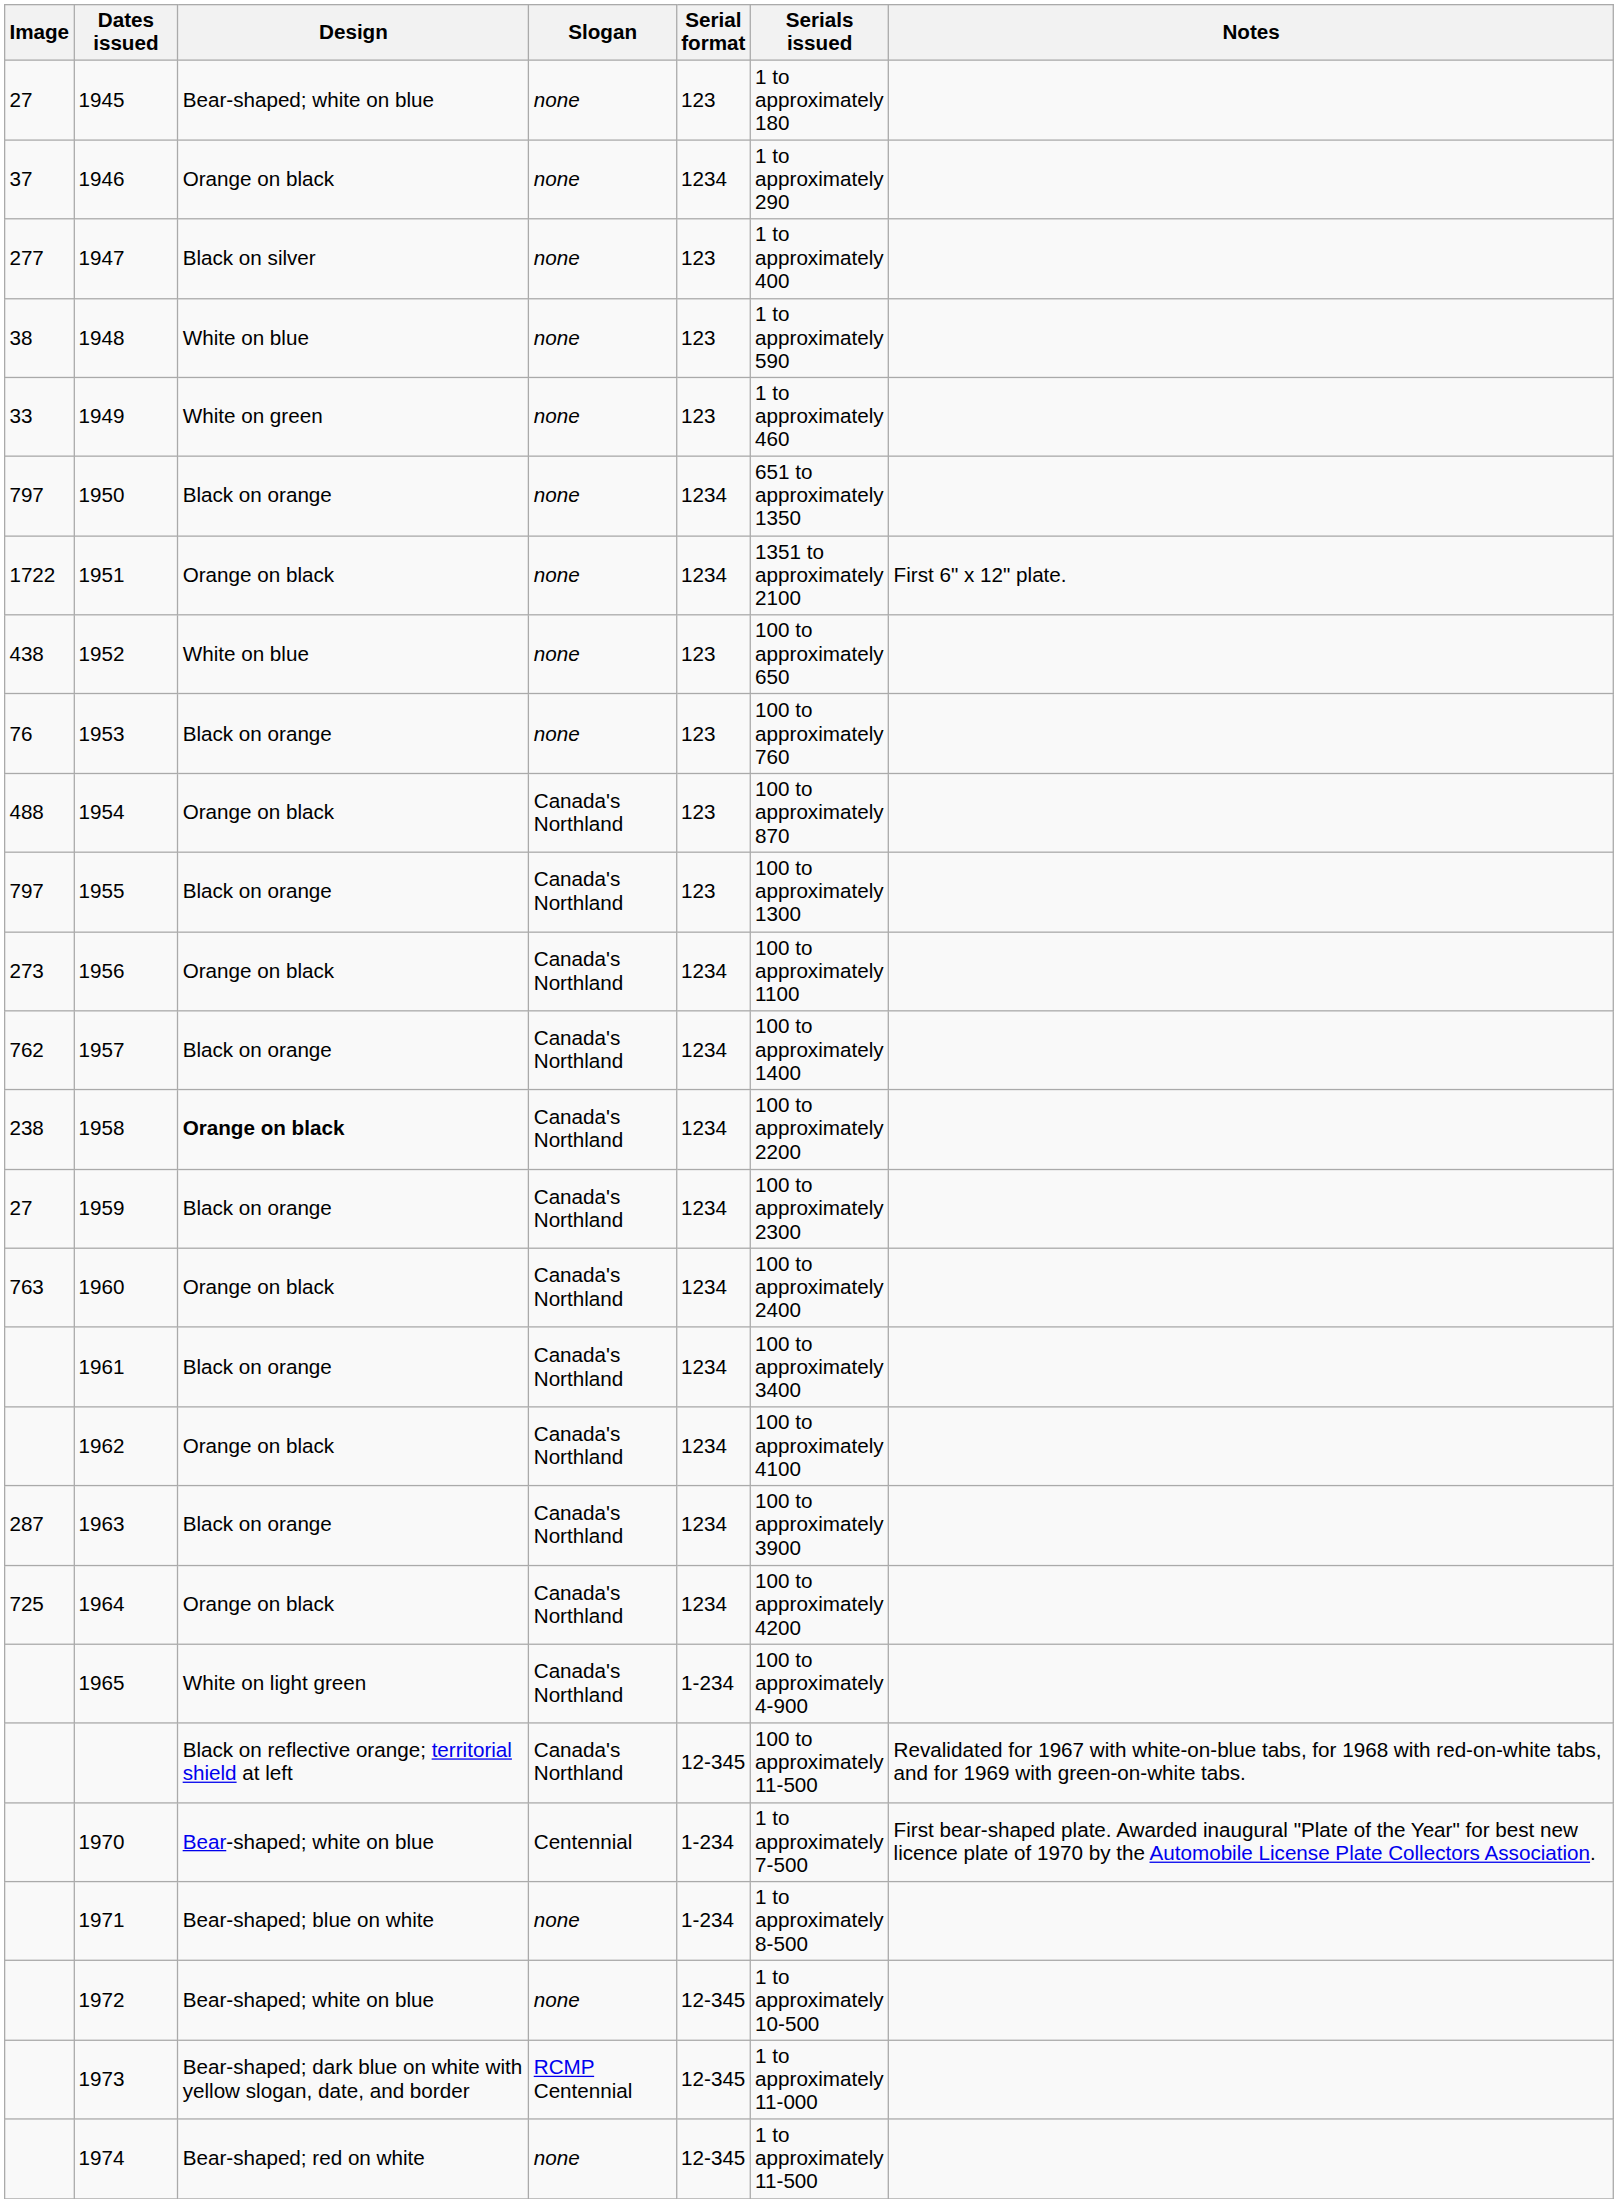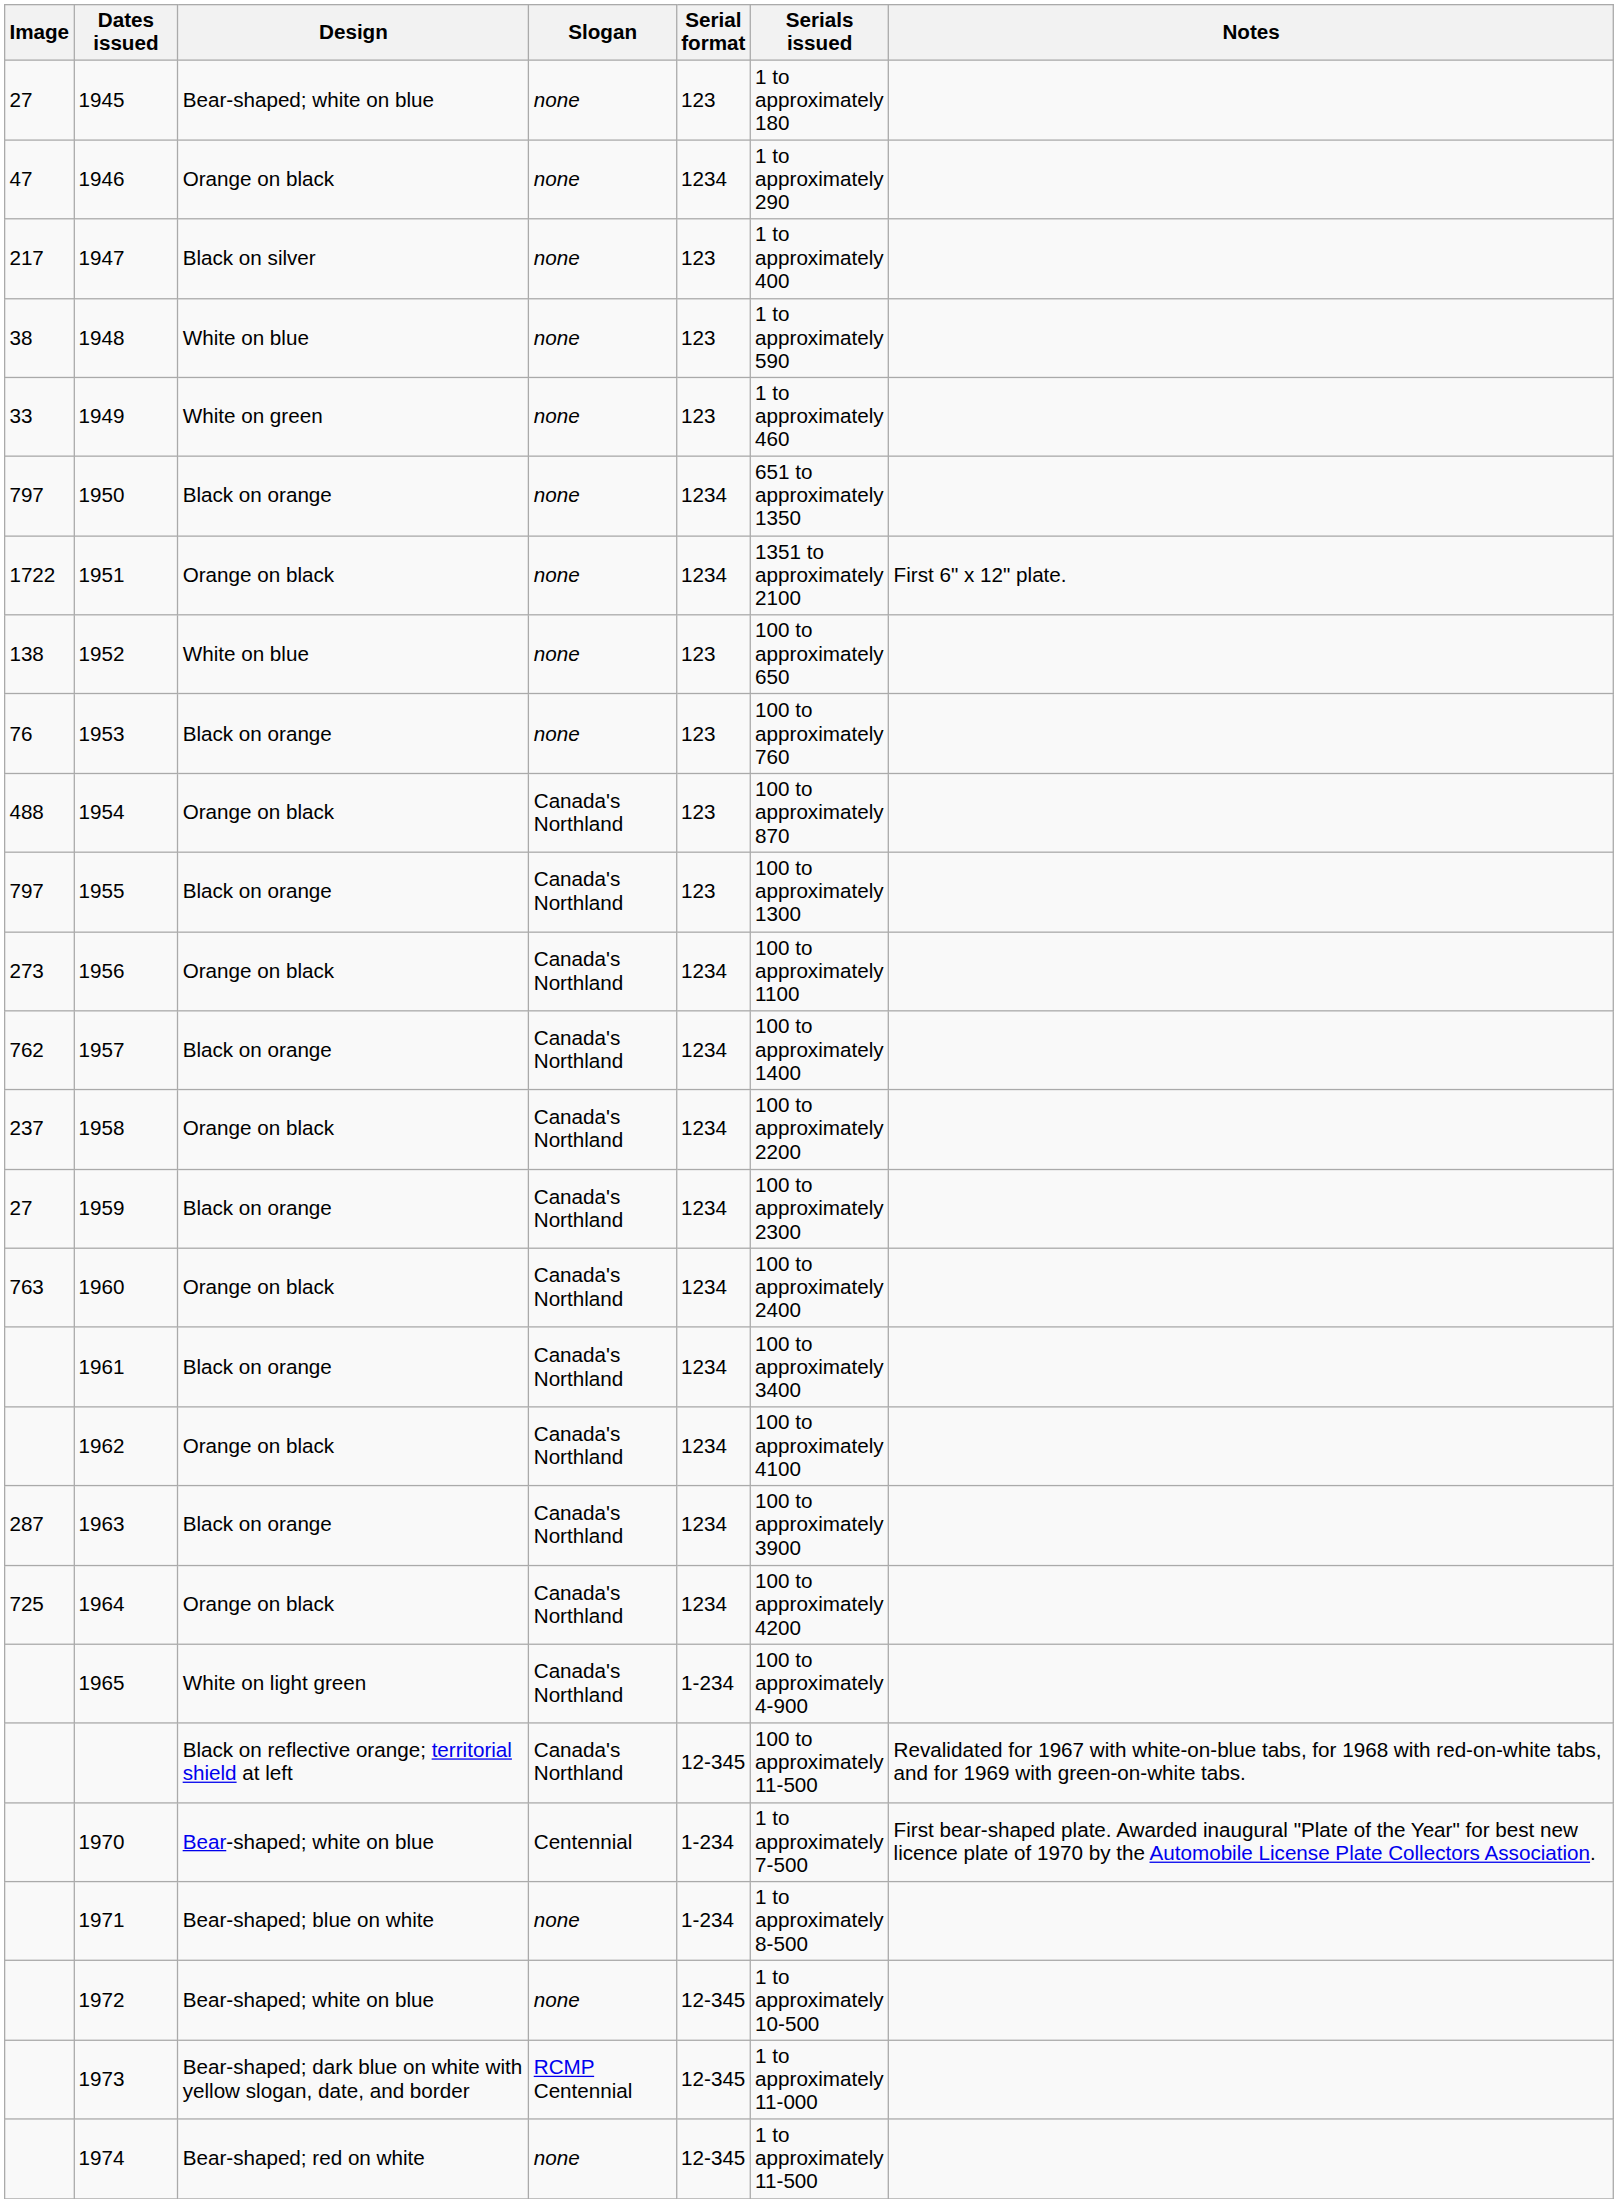(39, 179) 37 -> (39, 179) 47
(39, 259) 277 -> (39, 259) 217
(39, 654) 438 -> (39, 654) 138
(39, 1129) 238 -> (39, 1129) 237
(264, 1129) bold -> (258, 1129) normal
